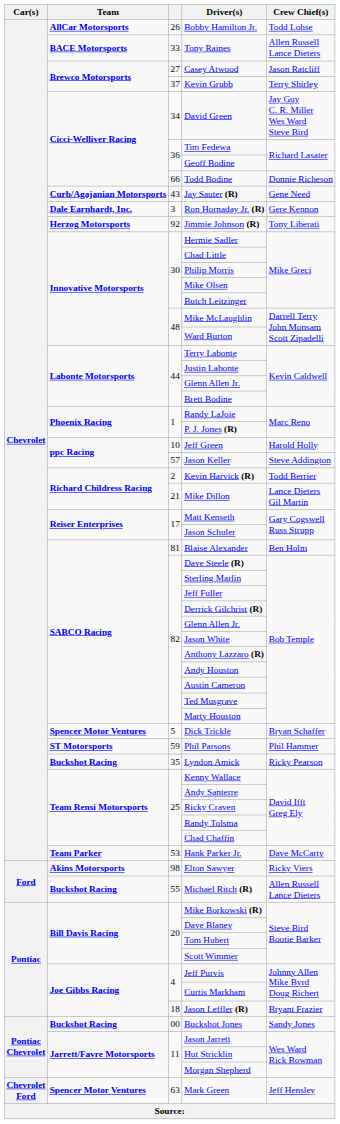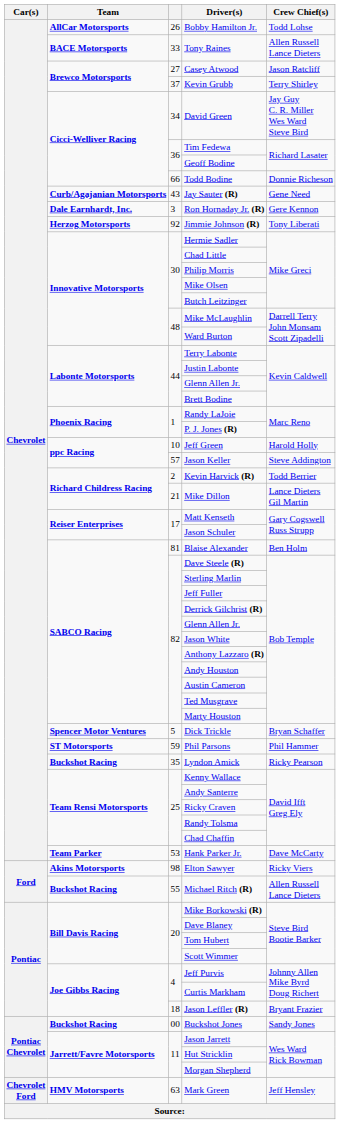(98, 1090) Spencer Motor Ventures -> (87, 1090) HMV Motorsports
